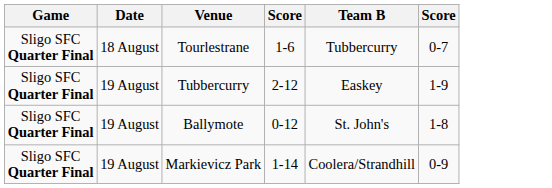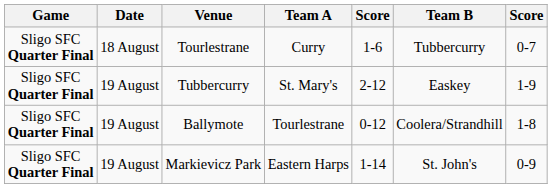+ column: (308, 15)
(362, 124) St. John's -> (450, 124) Coolera/Strandhill
(362, 163) Coolera/Strandhill -> (450, 163) St. John's
